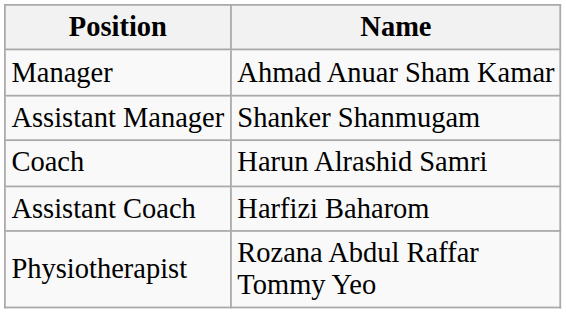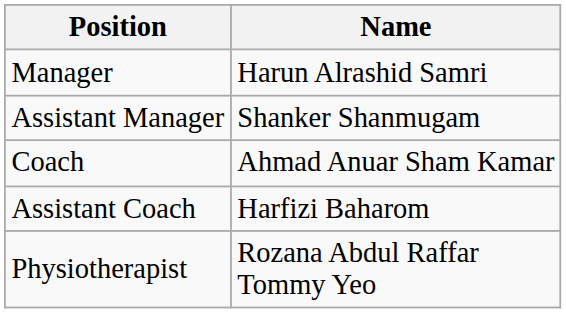(396, 72) Ahmad Anuar Sham Kamar -> (362, 72) Harun Alrashid Samri
(362, 162) Harun Alrashid Samri -> (396, 162) Ahmad Anuar Sham Kamar
